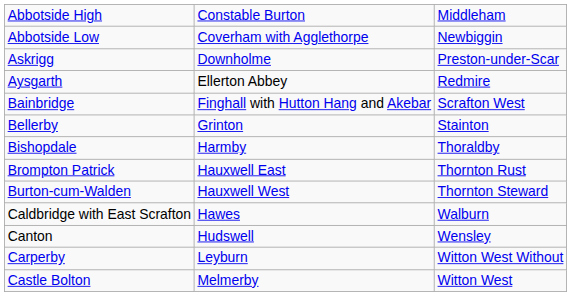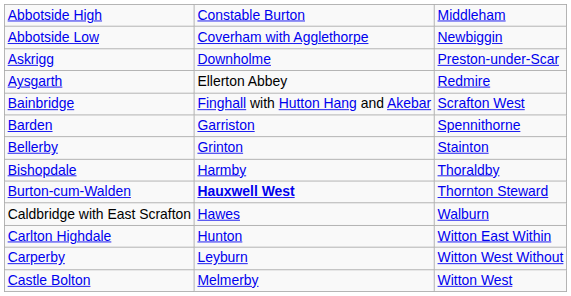+ row: (30, 125)
- row: (61, 170)
(243, 192) normal -> (246, 192) bold
- row: (30, 236)
+ row: (59, 236)
